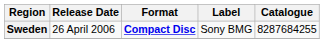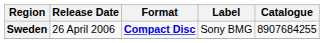(287, 30) 8287684255 -> (287, 30) 8907684255
